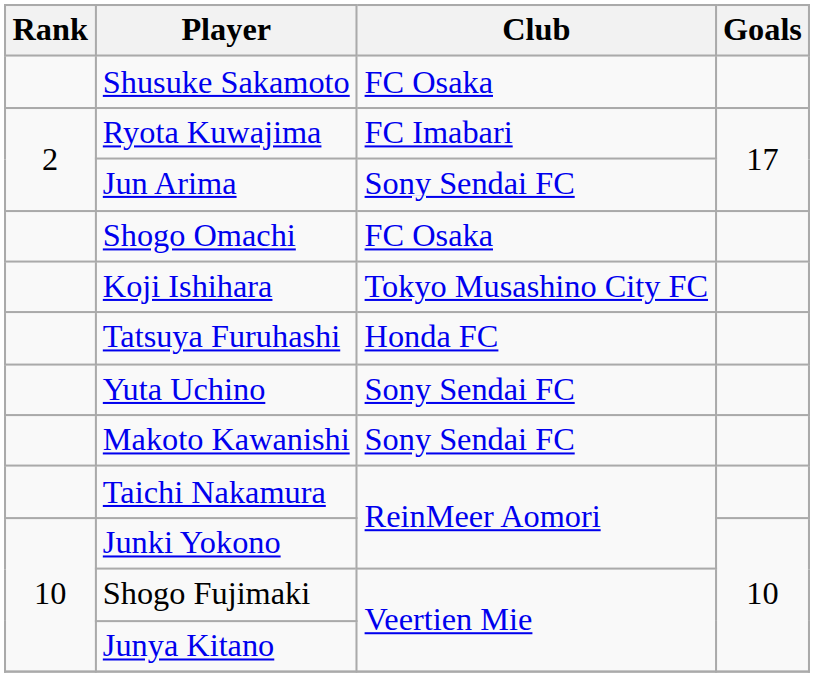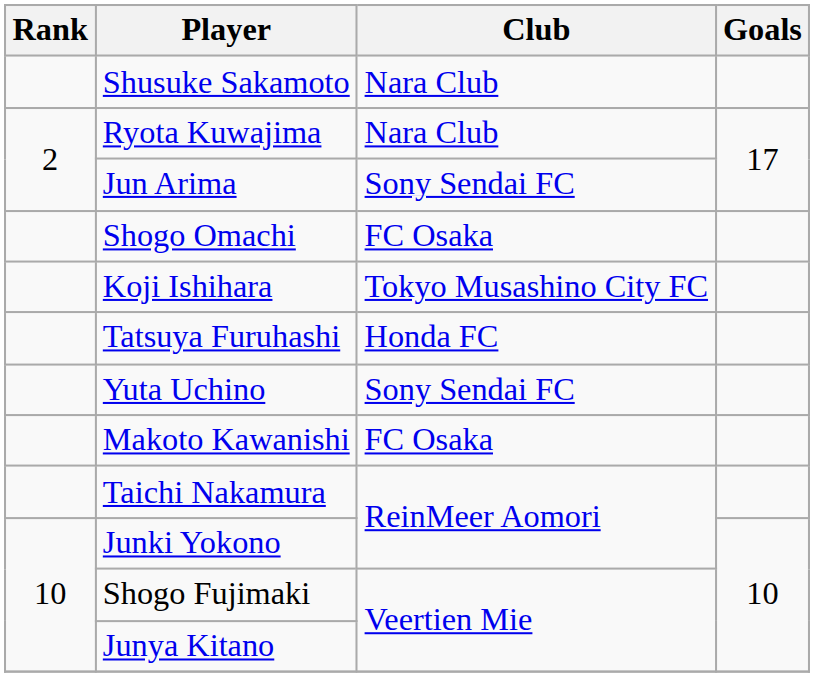(429, 81) FC Osaka -> (431, 81) Nara Club
(439, 132) FC Imabari -> (431, 132) Nara Club
(470, 440) Sony Sendai FC -> (429, 440) FC Osaka
